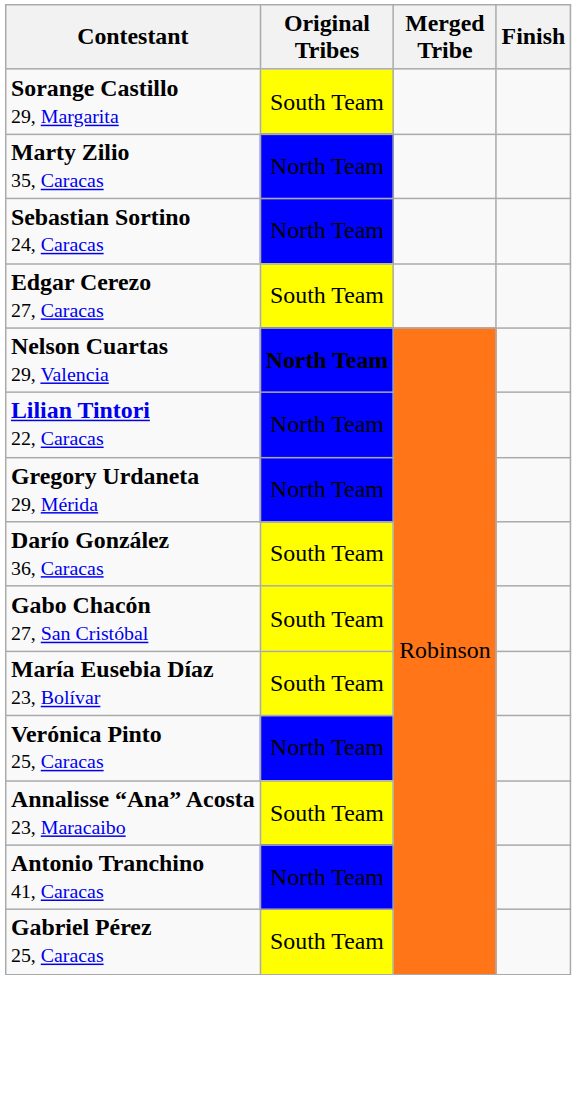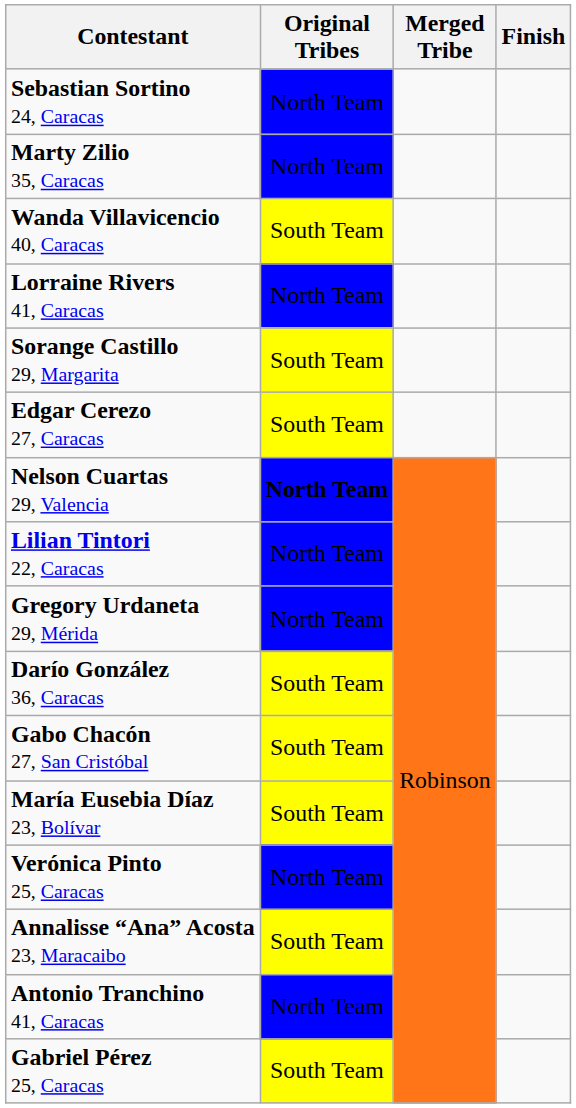rows swapped: (95, 101) <-> (101, 230)
+ row: (115, 230)
+ row: (93, 295)
